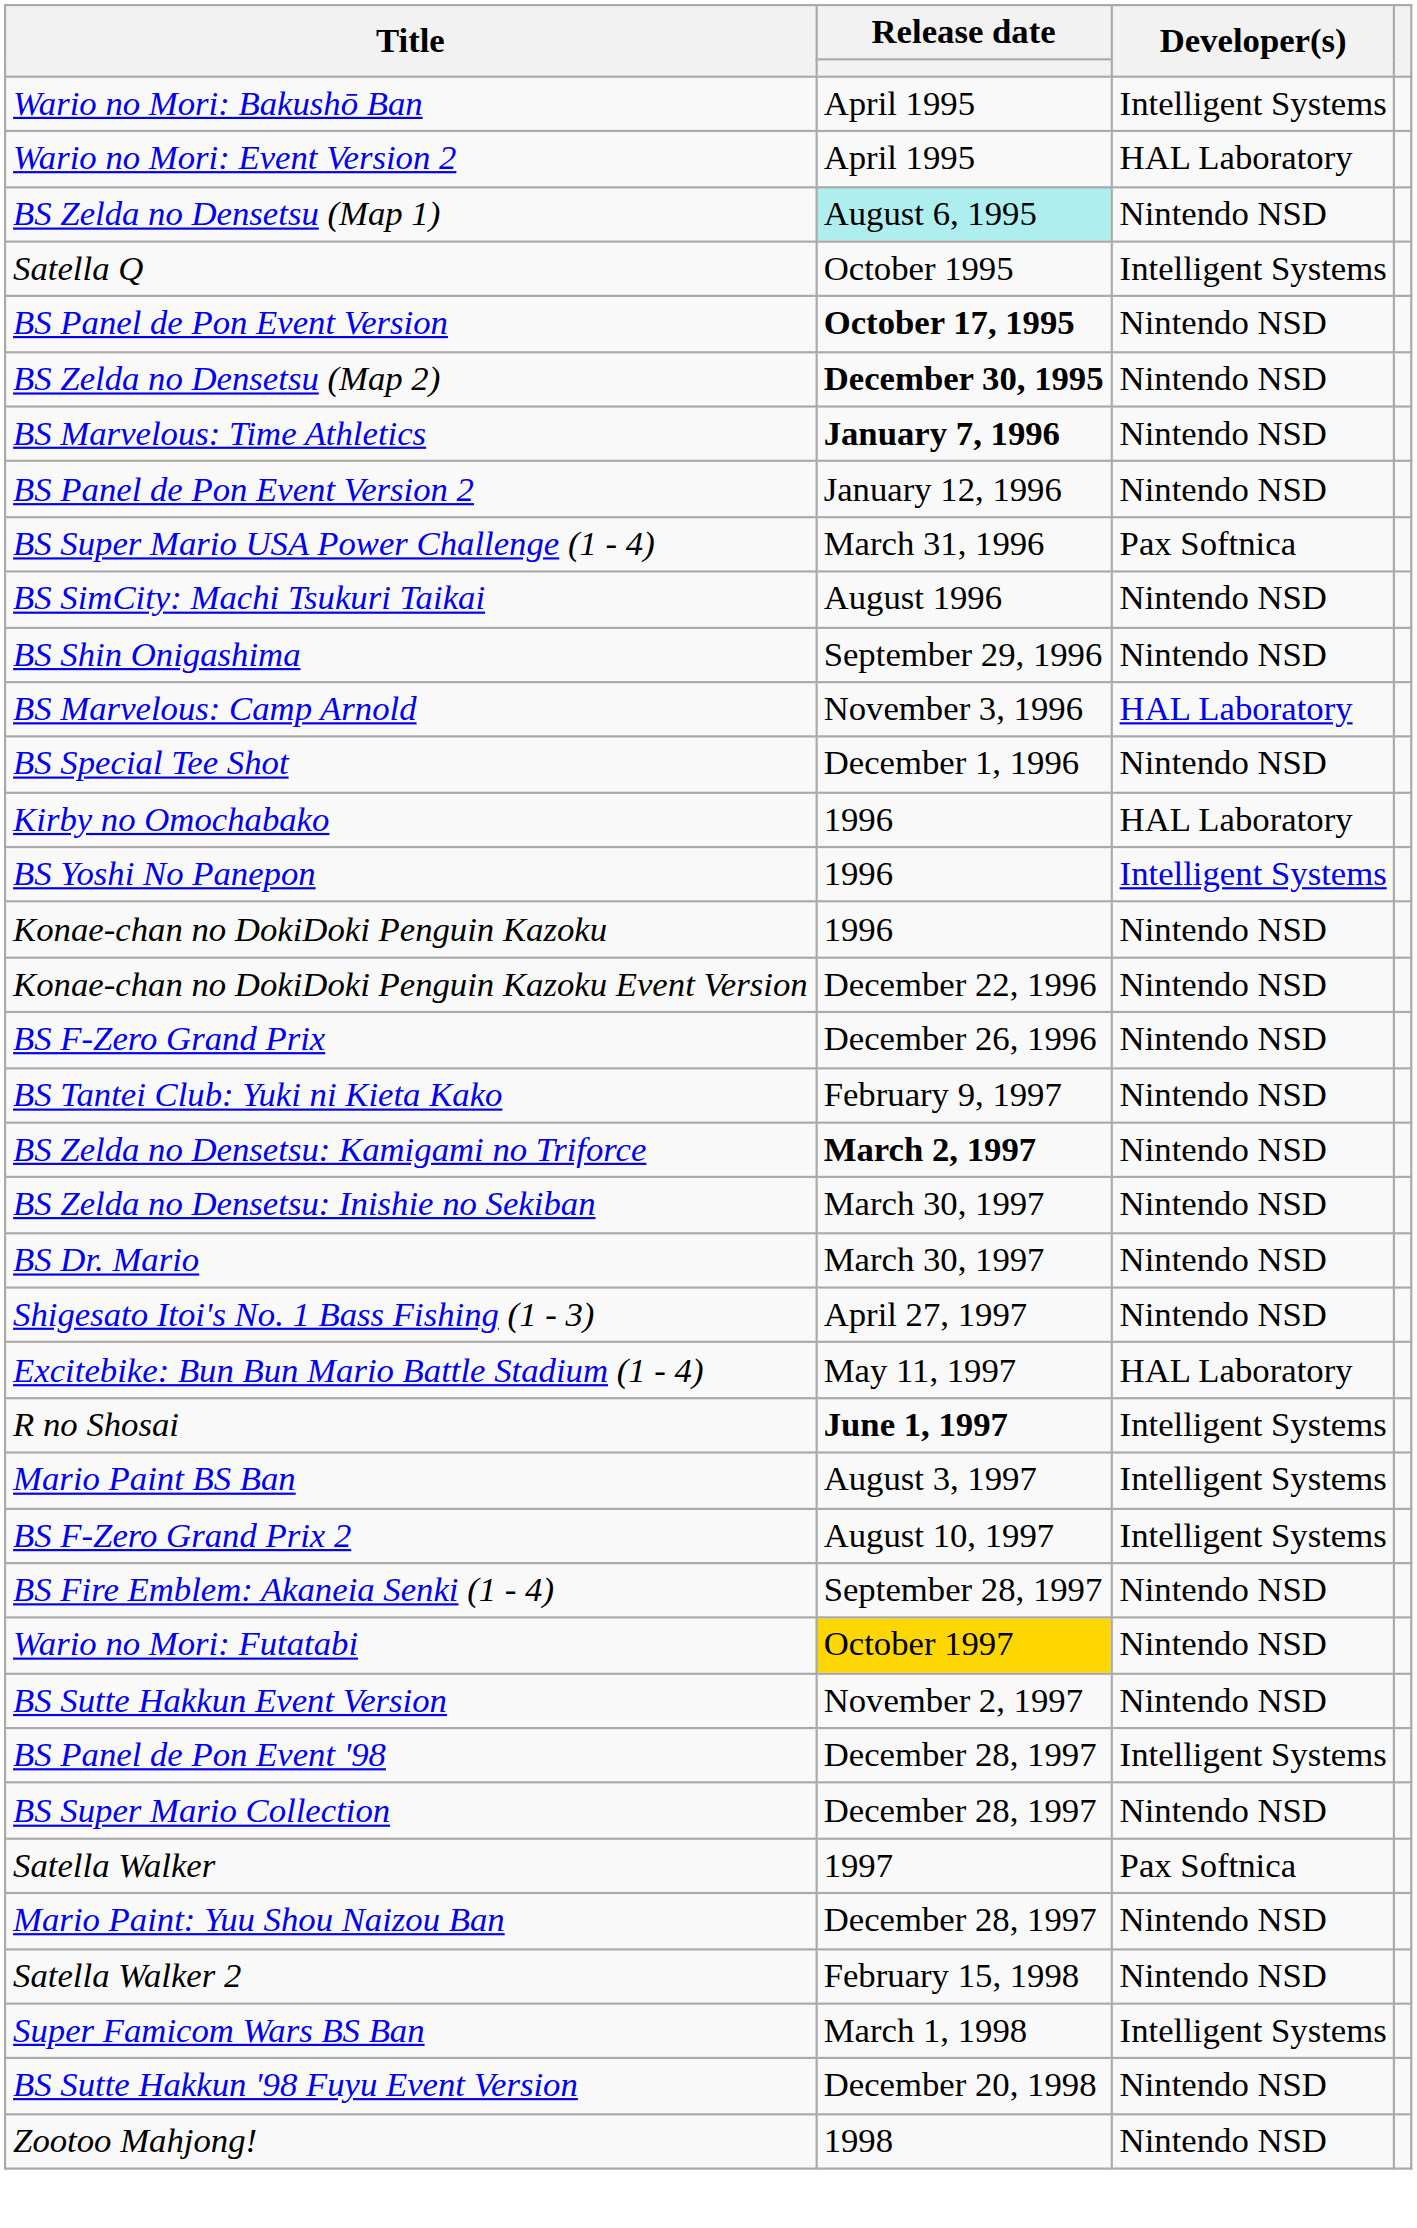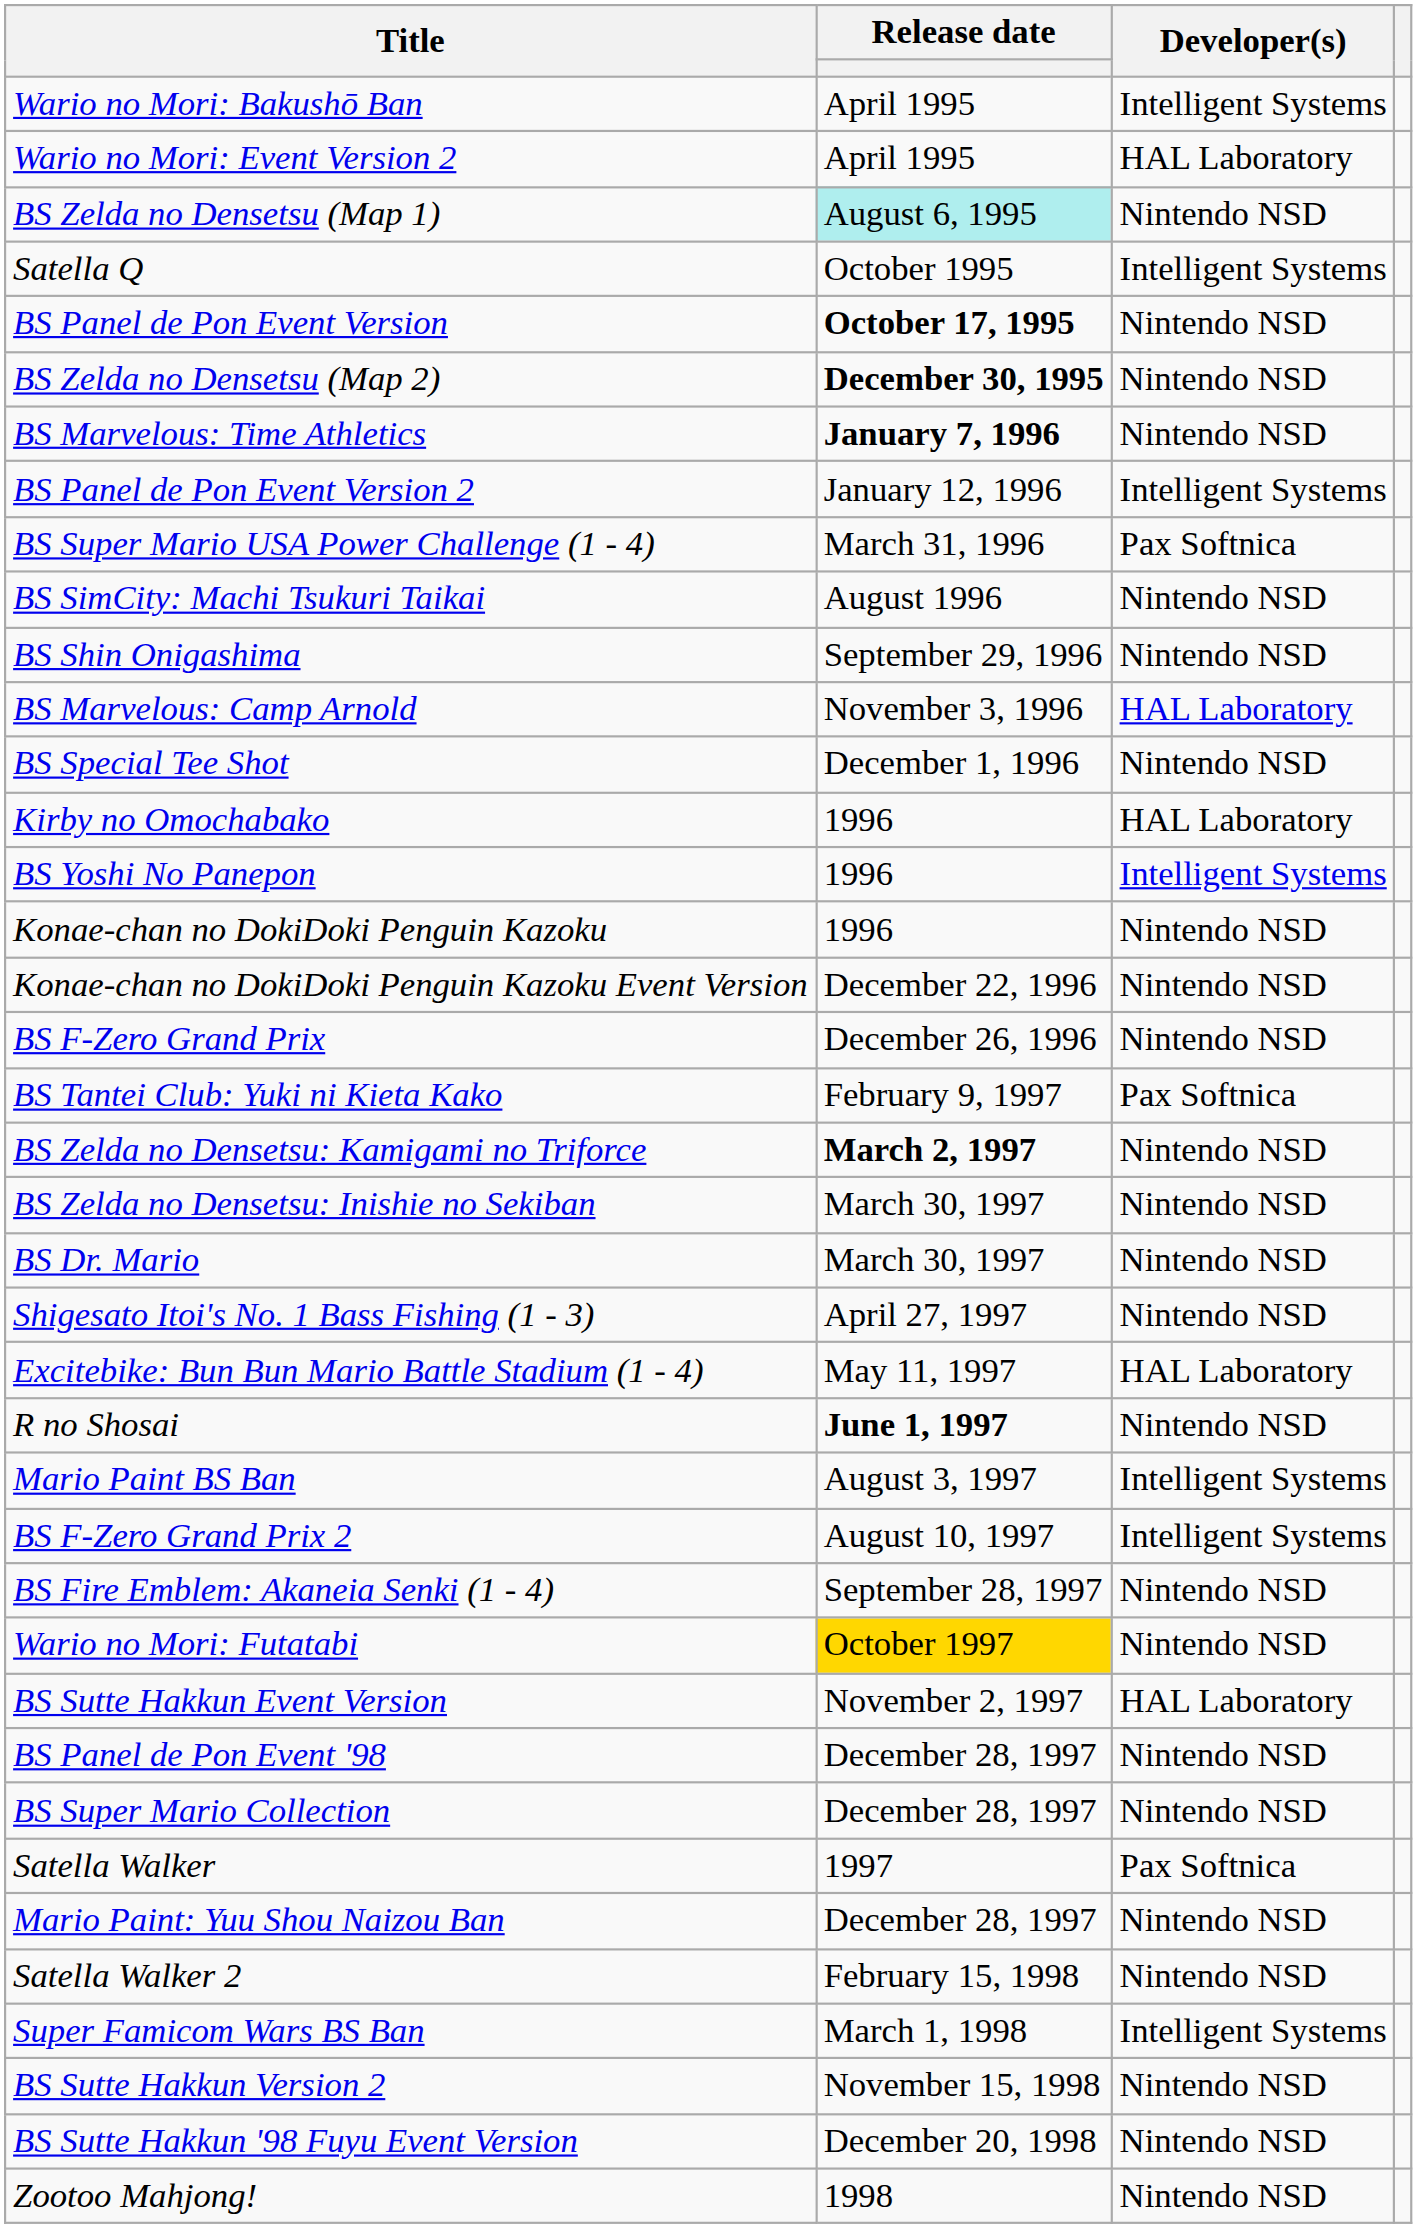(1223, 488) Nintendo NSD -> (1253, 488) Intelligent Systems
(1223, 1094) Nintendo NSD -> (1208, 1094) Pax Softnica
(1253, 1424) Intelligent Systems -> (1223, 1424) Nintendo NSD
(1223, 1699) Nintendo NSD -> (1236, 1699) HAL Laboratory
(1253, 1755) Intelligent Systems -> (1223, 1755) Nintendo NSD
+ row: (199, 2085)
